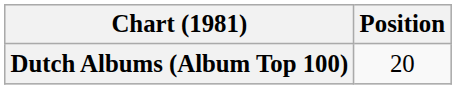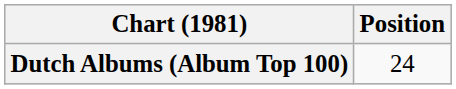(402, 63) 20 -> (402, 63) 24
